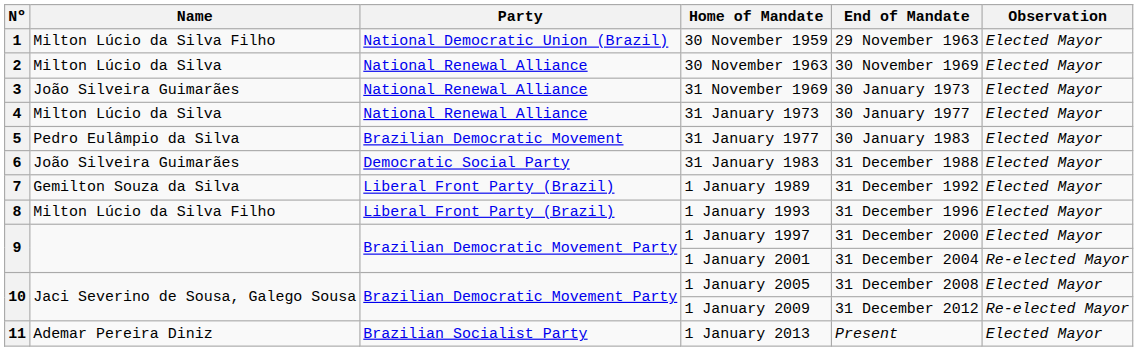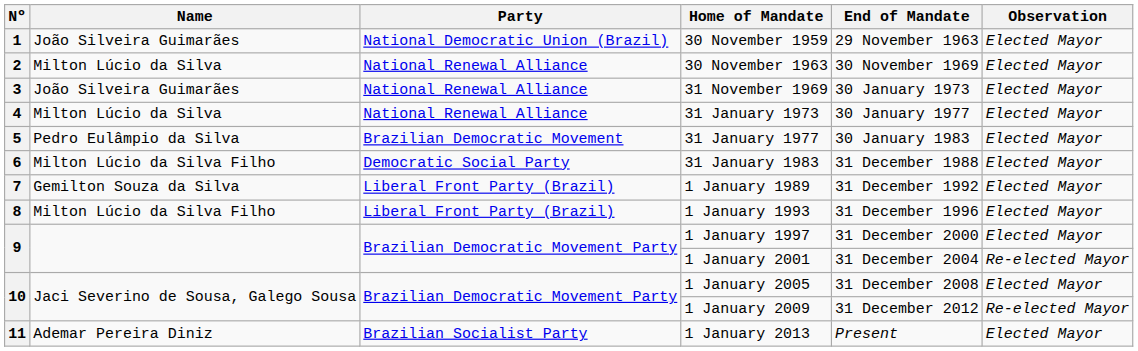(154, 41) Milton Lúcio da Silva Filho -> (136, 41) João Silveira Guimarães
(136, 163) João Silveira Guimarães -> (154, 163) Milton Lúcio da Silva Filho
